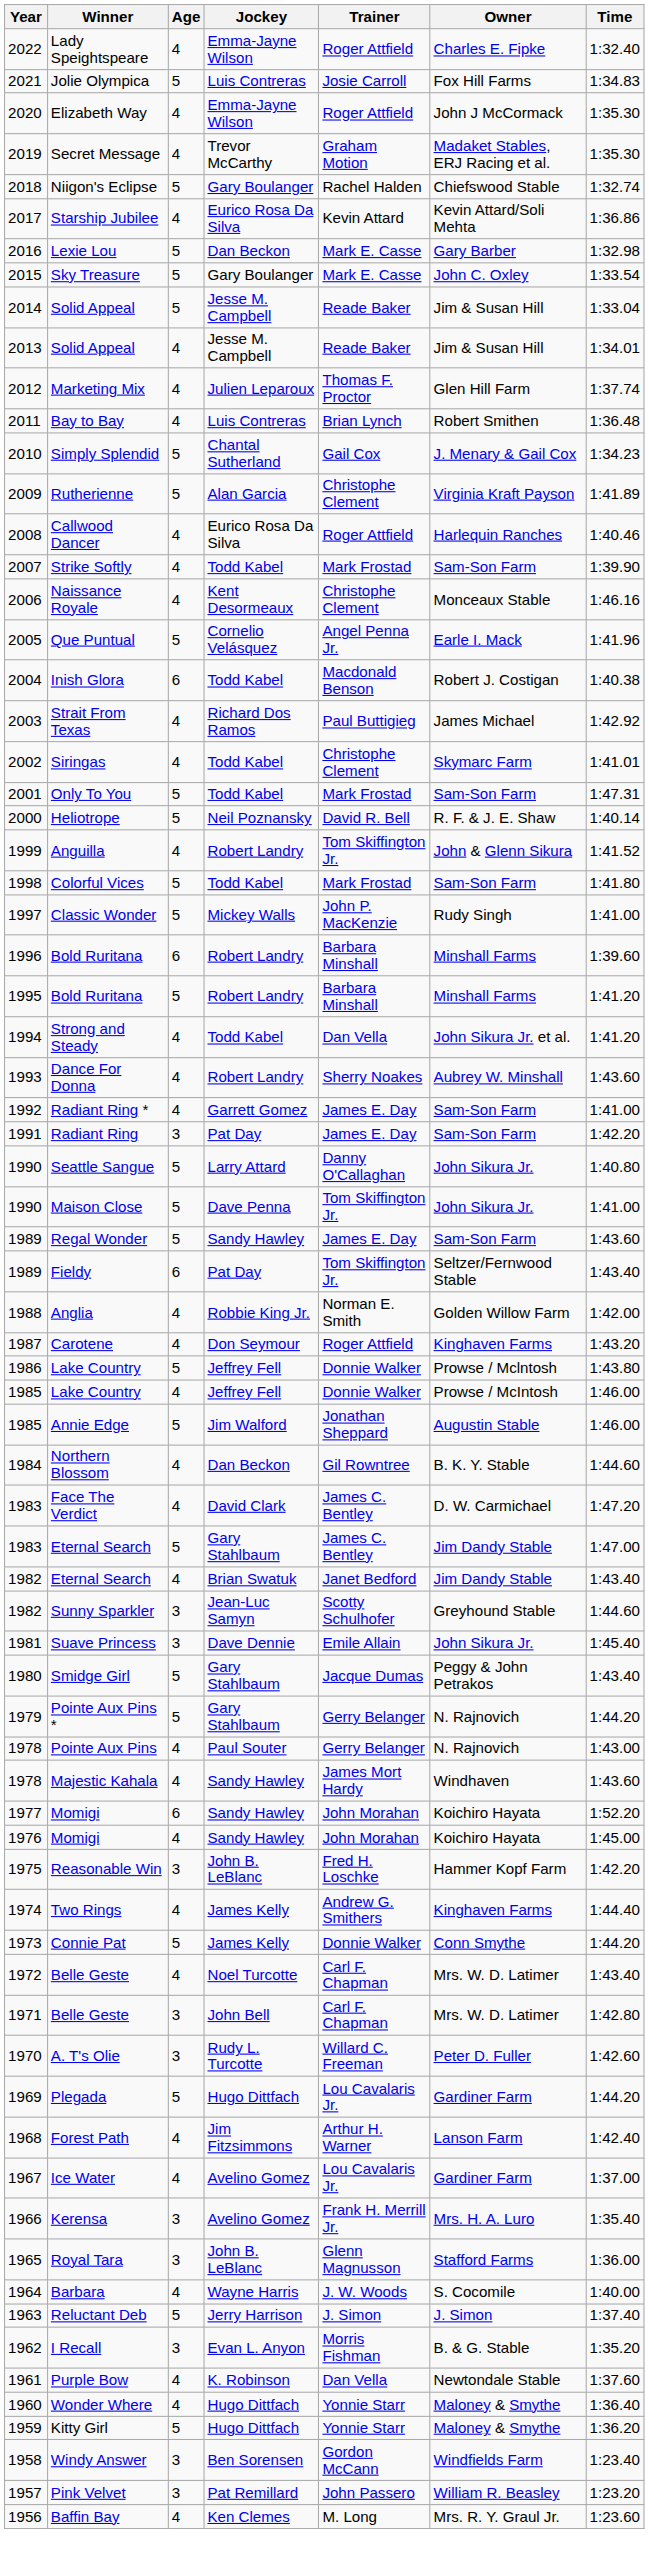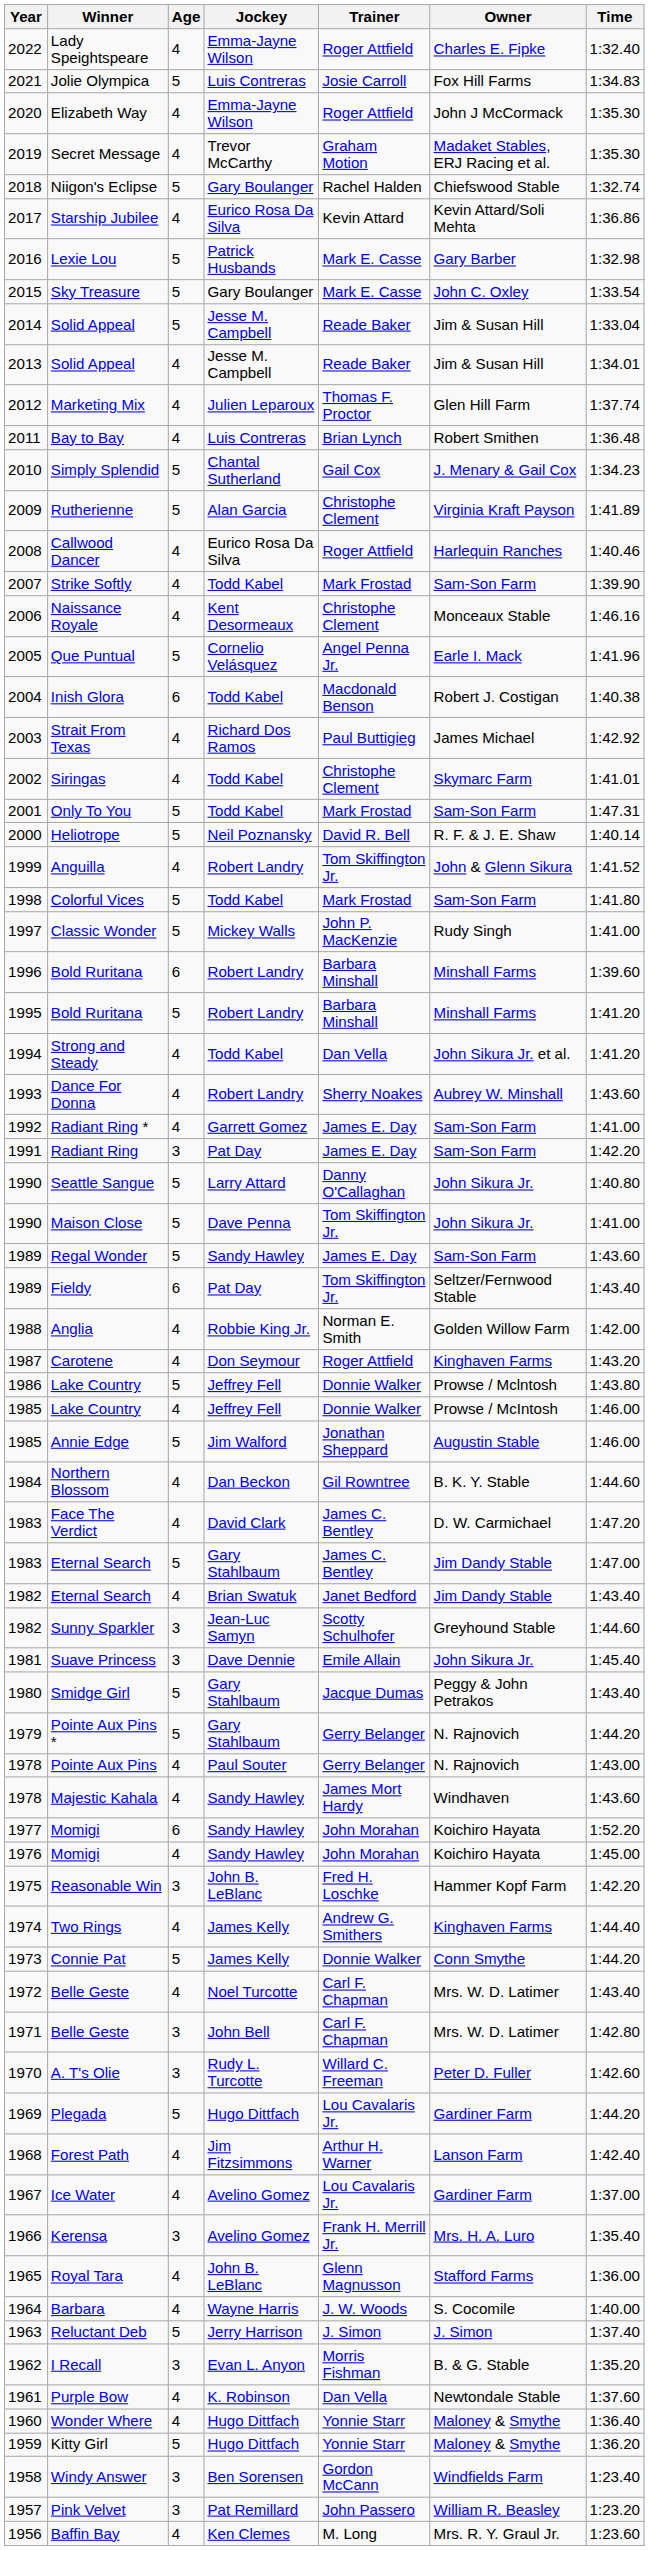(249, 251) Dan Beckon -> (242, 260) Patrick Husbands
(176, 2260) 3 -> (176, 2276) 4
